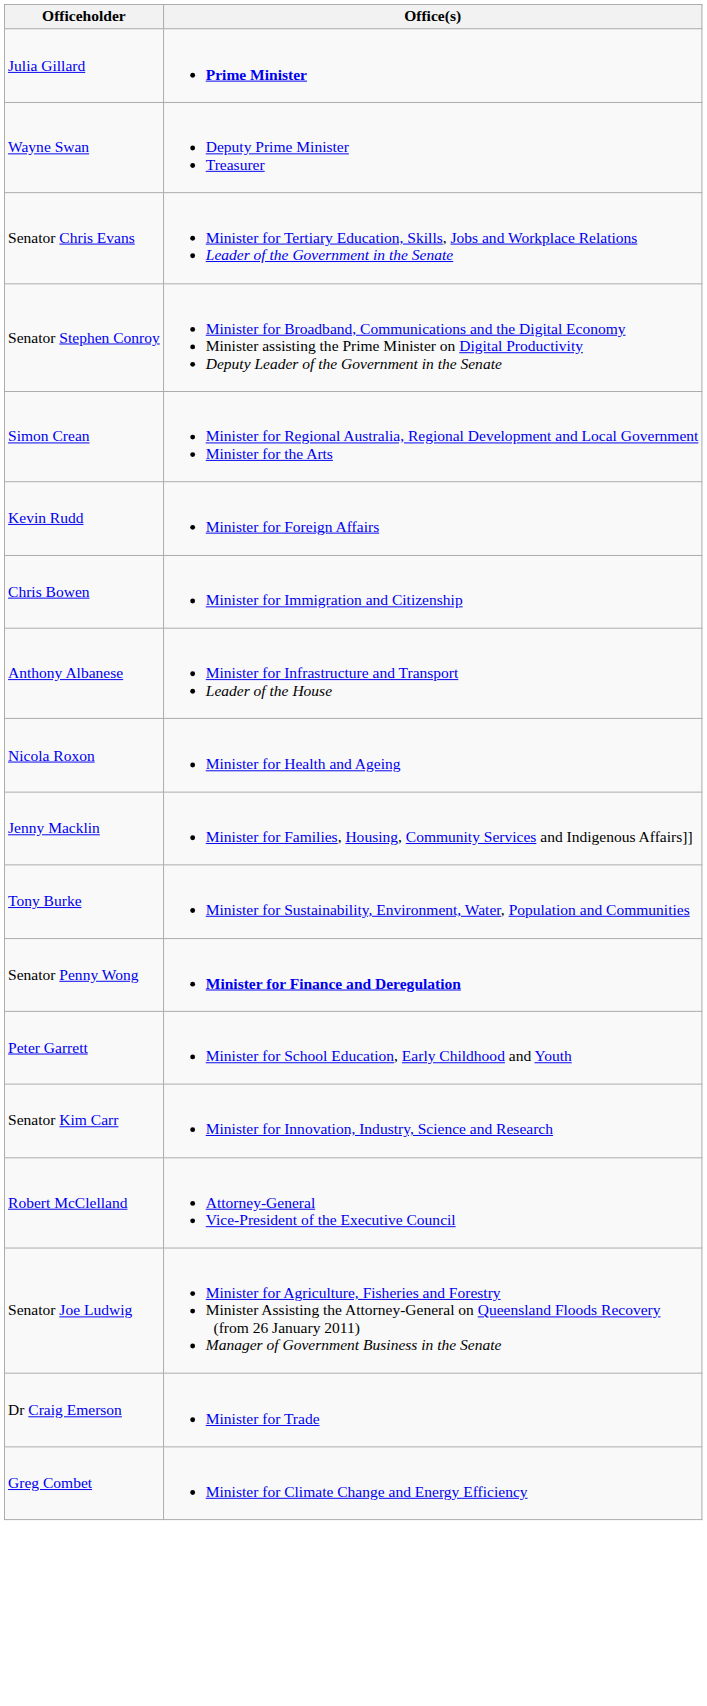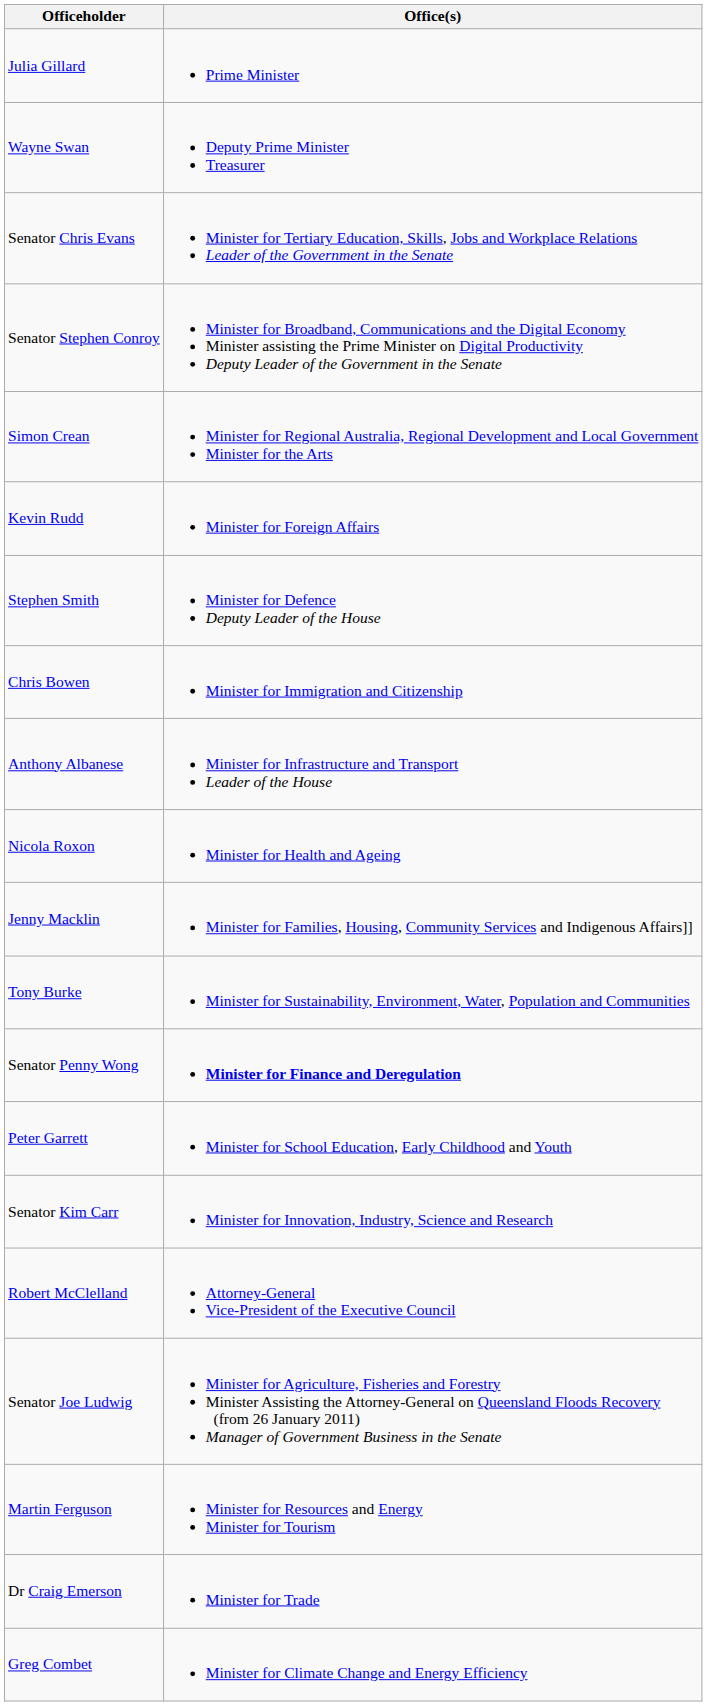(433, 74) bold -> (433, 74) normal
+ row: (54, 600)
+ row: (60, 1509)
